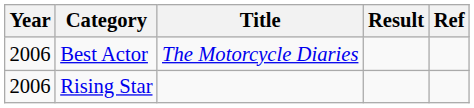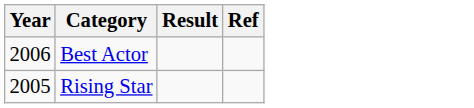- column: (260, 20)
(30, 86) 2006 -> (30, 86) 2005
